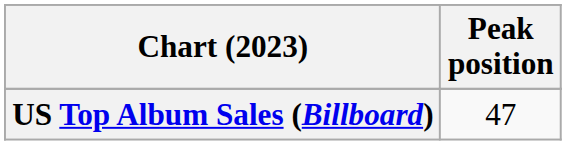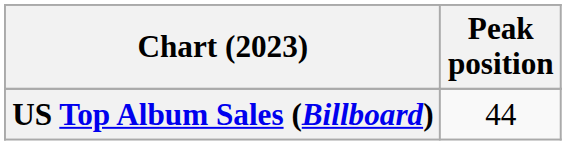(501, 113) 47 -> (501, 113) 44
